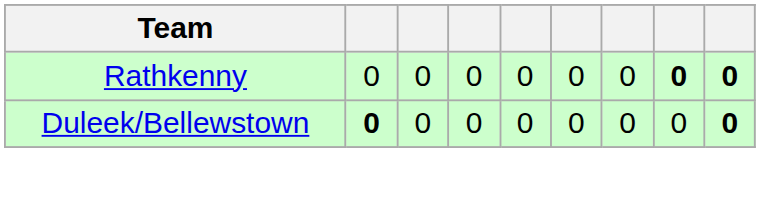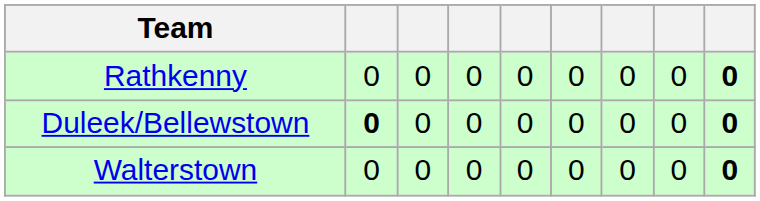(679, 75) bold -> (679, 75) normal
+ row: (175, 170)
